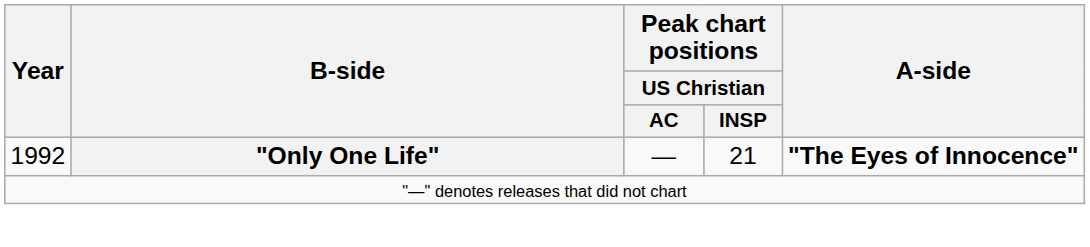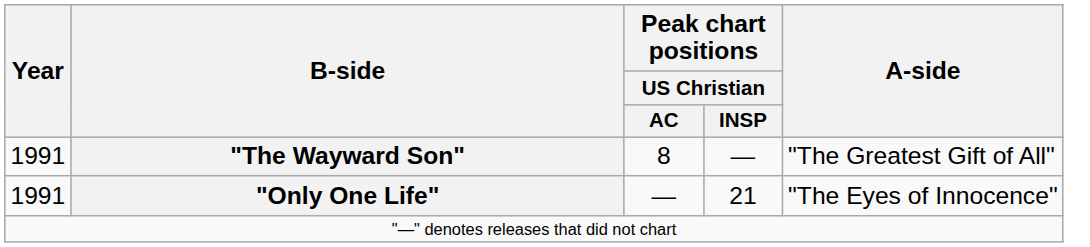+ row: (348, 156)
(38, 156) 1992 -> (38, 195) 1991
(933, 156) bold -> (923, 195) normal
